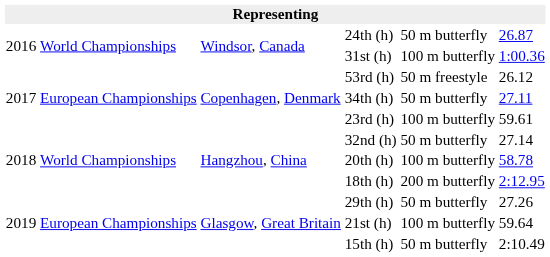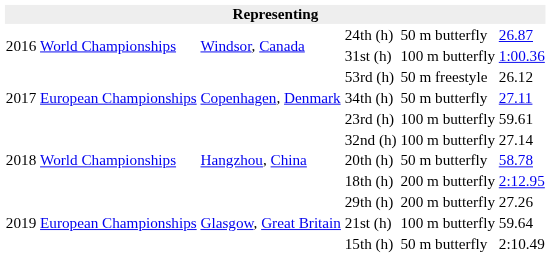(444, 139) 50 m butterfly -> (448, 139) 100 m butterfly
(448, 160) 100 m butterfly -> (444, 160) 50 m butterfly
(444, 202) 50 m butterfly -> (448, 202) 200 m butterfly
